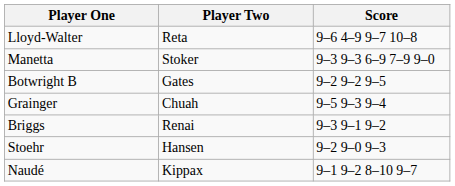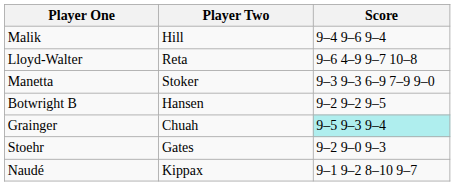+ row: (24, 37)
(178, 81) Gates -> (183, 103) Hansen
(351, 103) no background -> (351, 125) paleturquoise background
- row: (26, 125)
(183, 147) Hansen -> (178, 147) Gates
